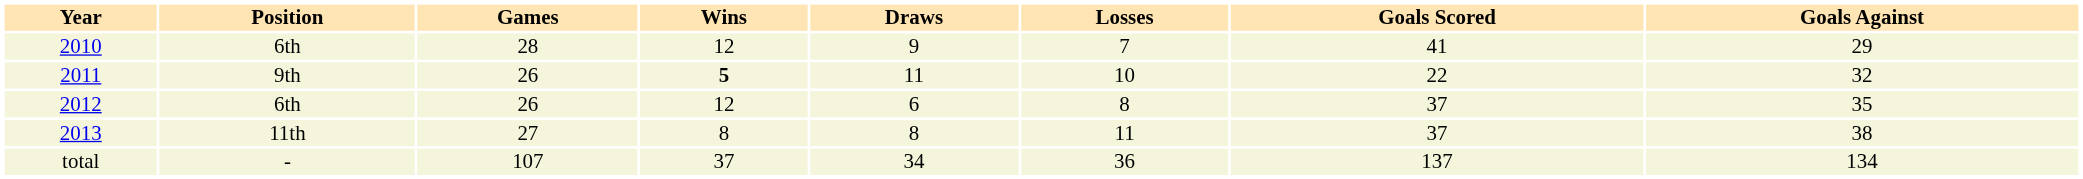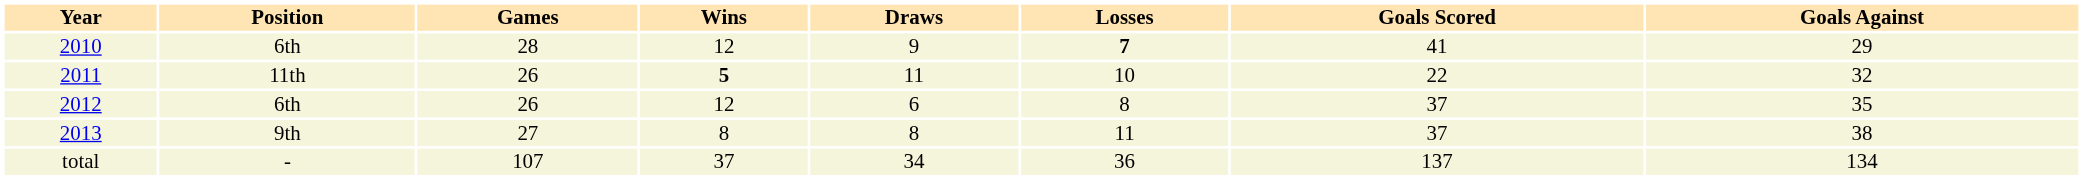(1125, 46) normal -> (1125, 46) bold
(287, 75) 9th -> (287, 75) 11th
(287, 132) 11th -> (287, 132) 9th
